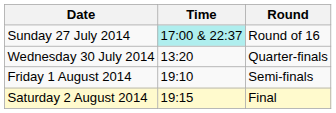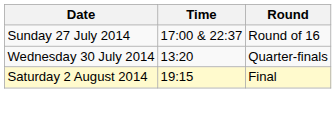(201, 35) paleturquoise background -> (201, 35) no background
- row: (69, 77)
